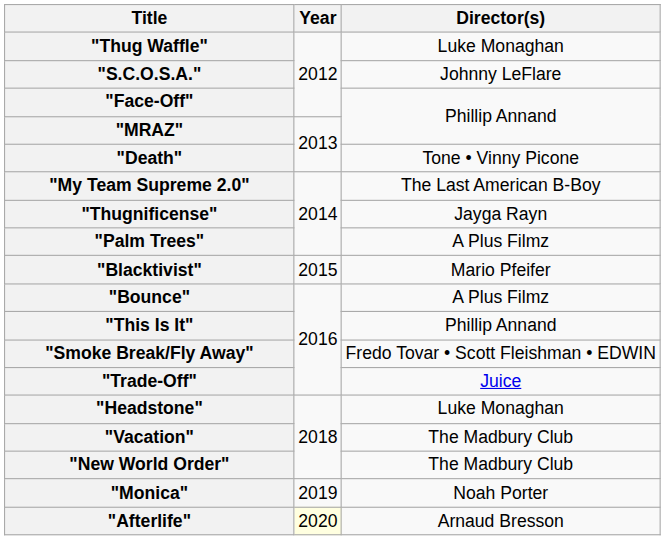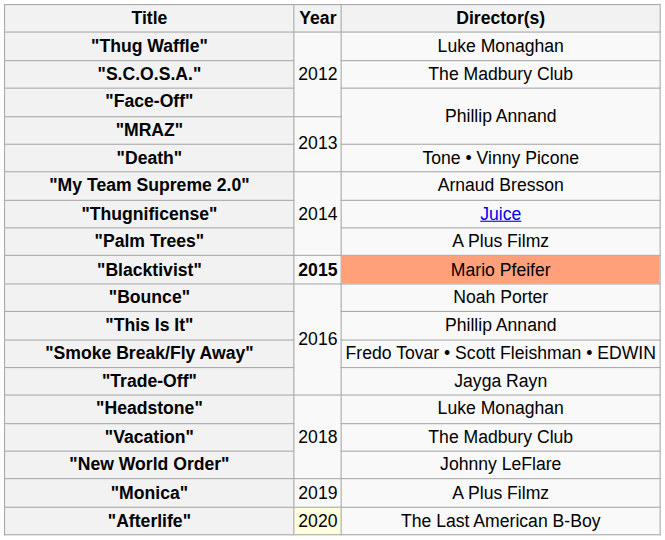(501, 74) Johnny LeFlare -> (501, 74) The Madbury Club
(501, 185) The Last American B-Boy -> (501, 185) Arnaud Bresson
(501, 213) Jayga Rayn -> (501, 213) Juice
(318, 269) normal -> (318, 269) bold
(501, 269) no background -> (501, 269) lightsalmon background
(501, 297) A Plus Filmz -> (501, 297) Noah Porter
(501, 381) Juice -> (501, 381) Jayga Rayn
(501, 465) The Madbury Club -> (501, 465) Johnny LeFlare
(501, 492) Noah Porter -> (501, 492) A Plus Filmz
(501, 520) Arnaud Bresson -> (501, 520) The Last American B-Boy
